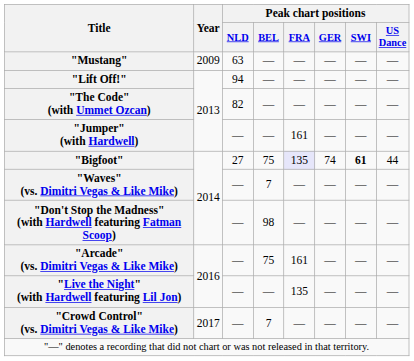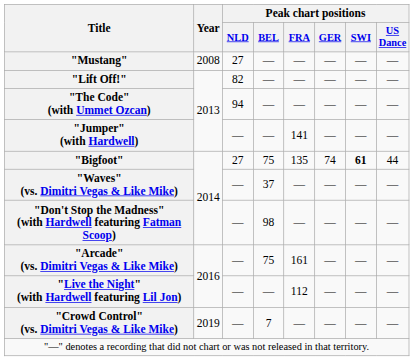(208, 61) 2009 -> (208, 61) 2008
(238, 61) 63 -> (238, 61) 27
(238, 79) 94 -> (238, 79) 82
(238, 104) 82 -> (238, 104) 94
(299, 135) 161 -> (299, 135) 141
(299, 160) lavender background -> (299, 160) no background
(269, 184) 7 -> (269, 184) 37
(299, 291) 135 -> (299, 291) 112
(208, 322) 2017 -> (208, 322) 2019
